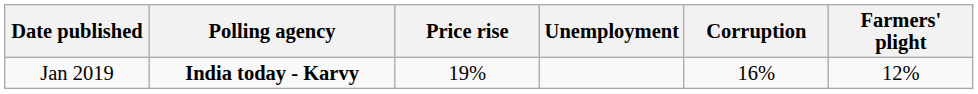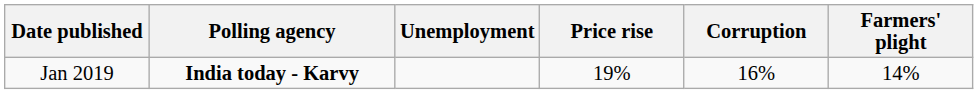columns swapped: (612, 31) <-> (467, 31)
(901, 72) 12% -> (901, 72) 14%
